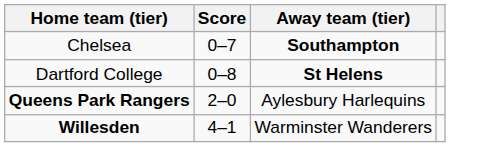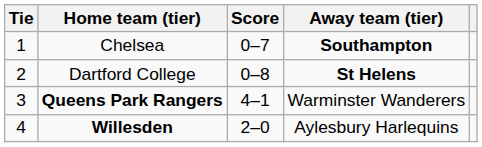+ column: (21, 18)
(222, 100) 2–0 -> (255, 100) 4–1
(343, 100) Aylesbury Harlequins -> (376, 100) Warminster Wanderers
(222, 128) 4–1 -> (255, 128) 2–0
(343, 128) Warminster Wanderers -> (376, 128) Aylesbury Harlequins
